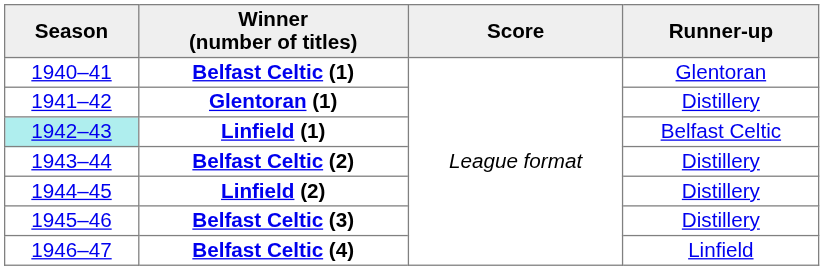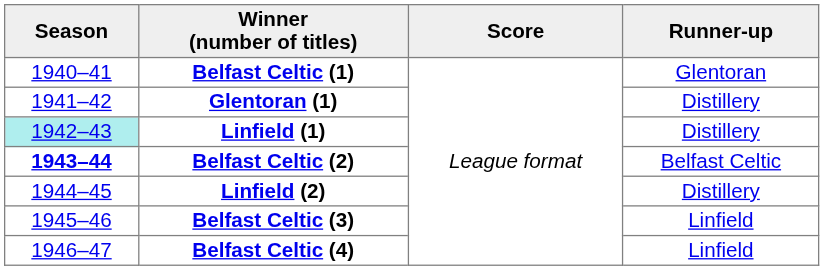(721, 131) Belfast Celtic -> (721, 131) Distillery
(72, 161) normal -> (72, 161) bold
(721, 161) Distillery -> (721, 161) Belfast Celtic
(721, 220) Distillery -> (721, 220) Linfield
